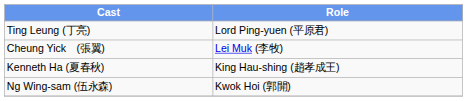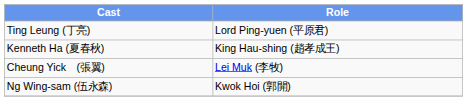rows swapped: (55, 67) <-> (61, 49)
